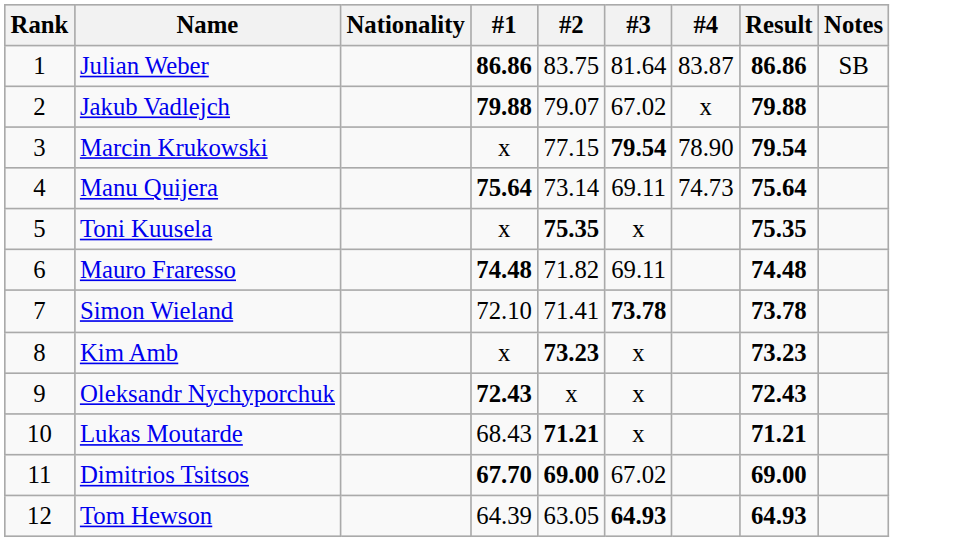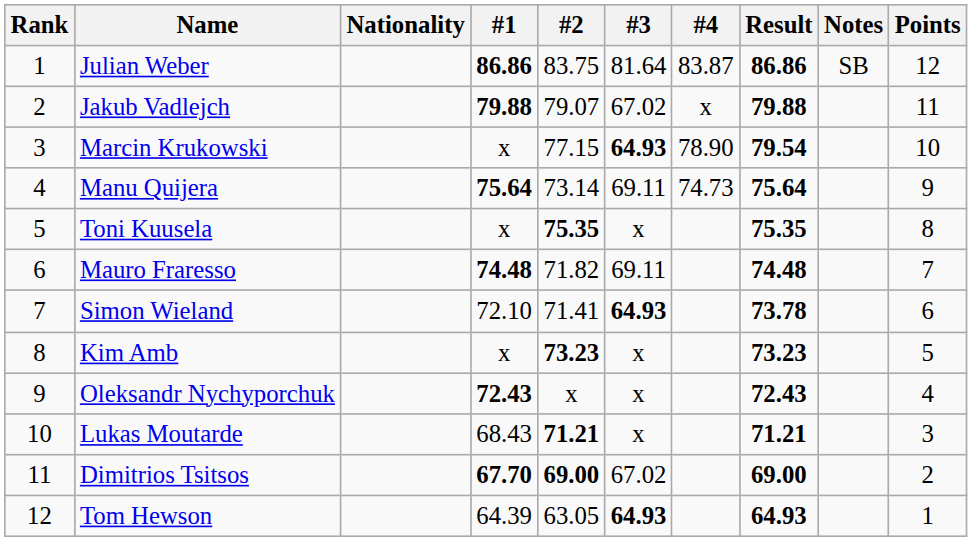+ column: (928, 25)
(639, 147) 79.54 -> (639, 147) 64.93
(639, 311) 73.78 -> (639, 311) 64.93
